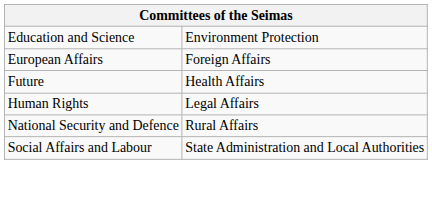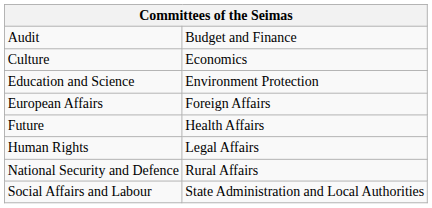+ row: (24, 37)
+ row: (29, 59)
